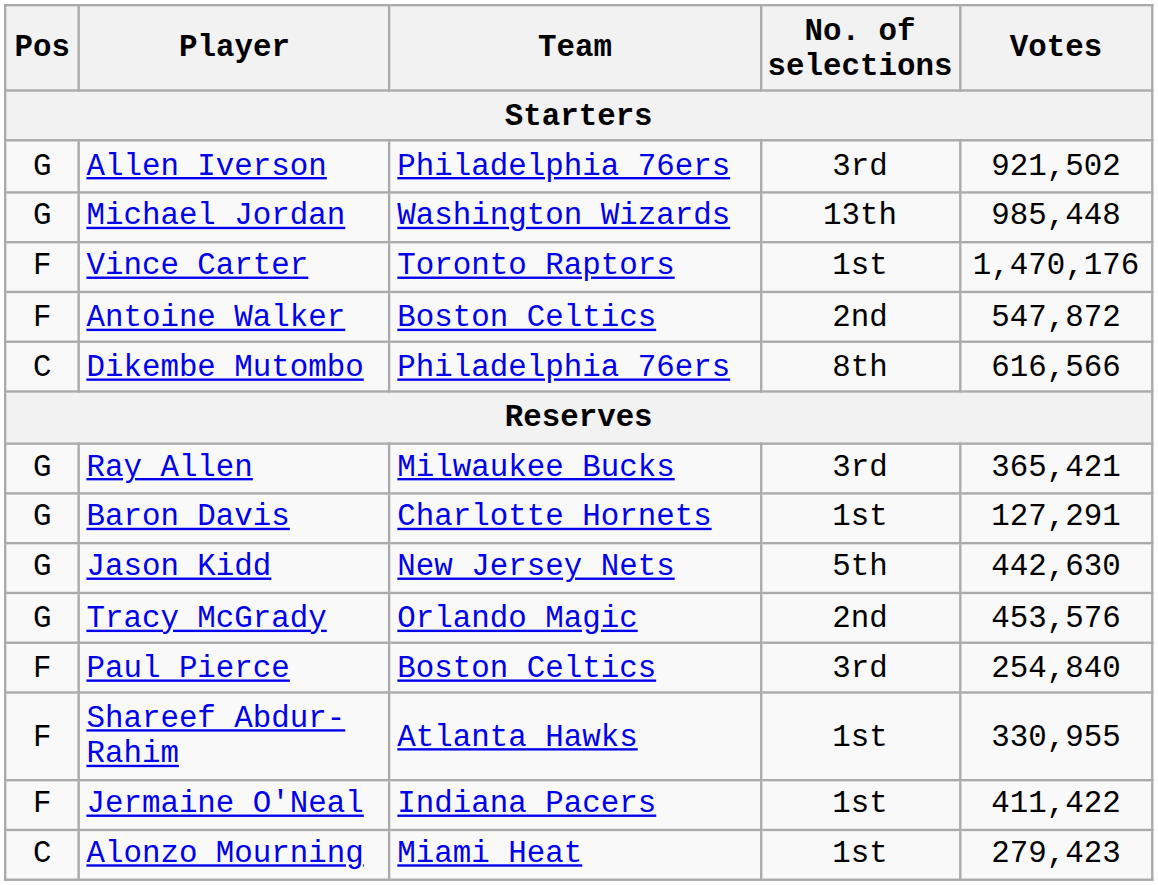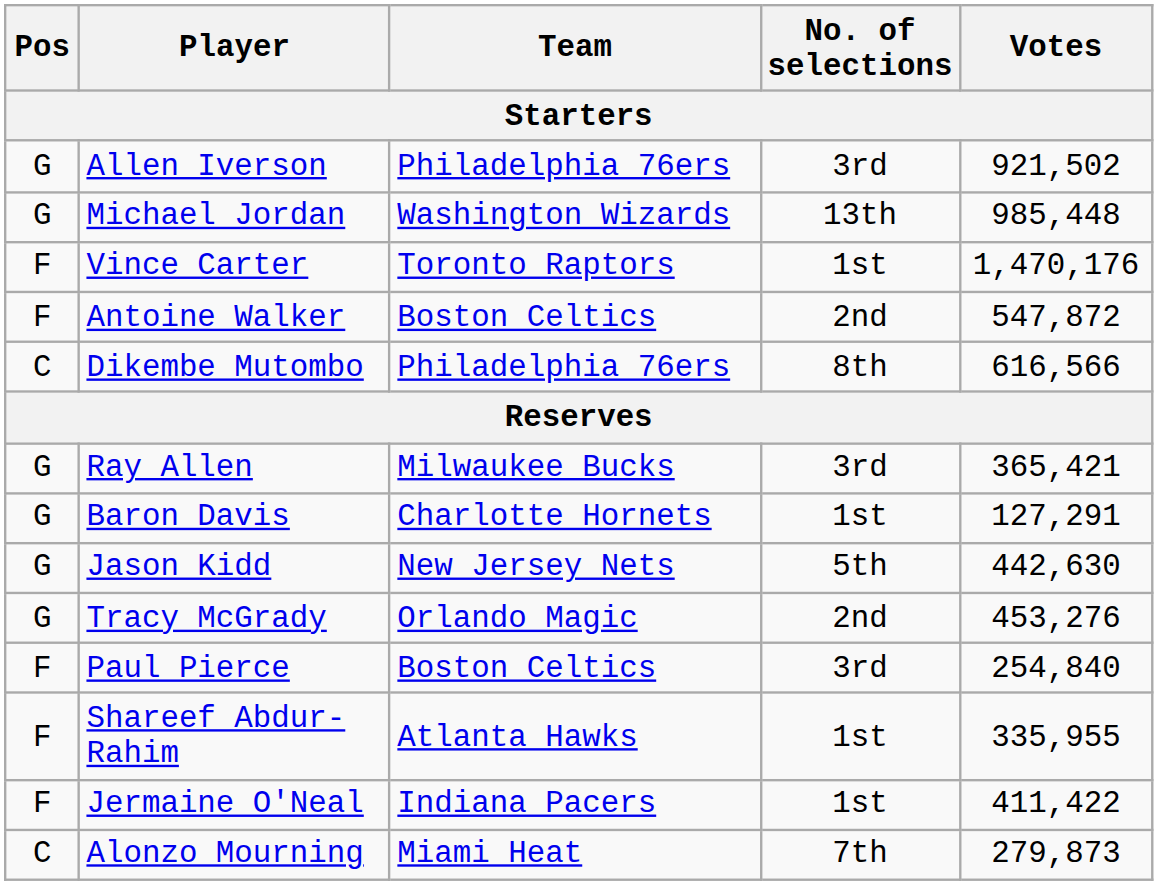(1056, 618) 453,576 -> (1056, 618) 453,276
(1056, 736) 330,955 -> (1056, 736) 335,955
(860, 855) 1st -> (860, 855) 7th
(1056, 855) 279,423 -> (1056, 855) 279,873
